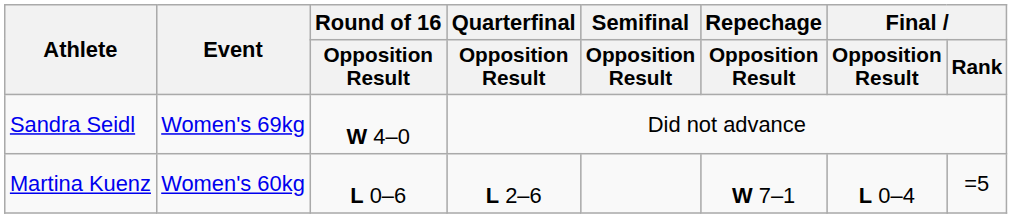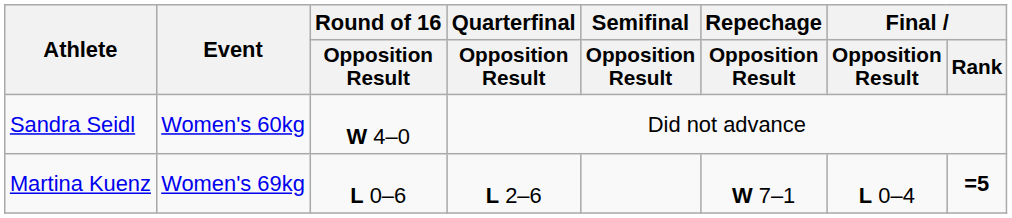(233, 125) Women's 69kg -> (233, 125) Women's 60kg
(233, 184) Women's 60kg -> (233, 184) Women's 69kg
(977, 184) normal -> (977, 184) bold
